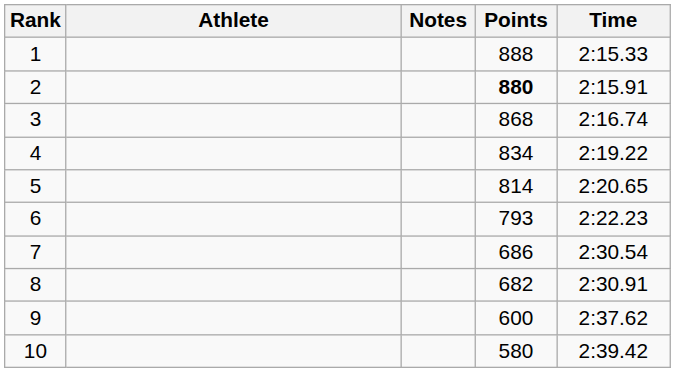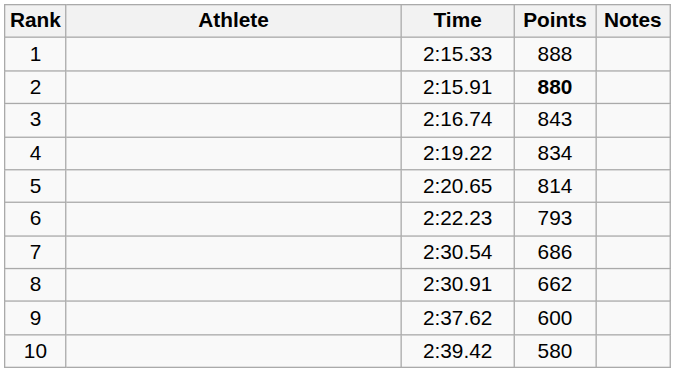columns swapped: (613, 20) <-> (438, 20)
(516, 119) 868 -> (555, 119) 843
(516, 284) 682 -> (555, 284) 662
